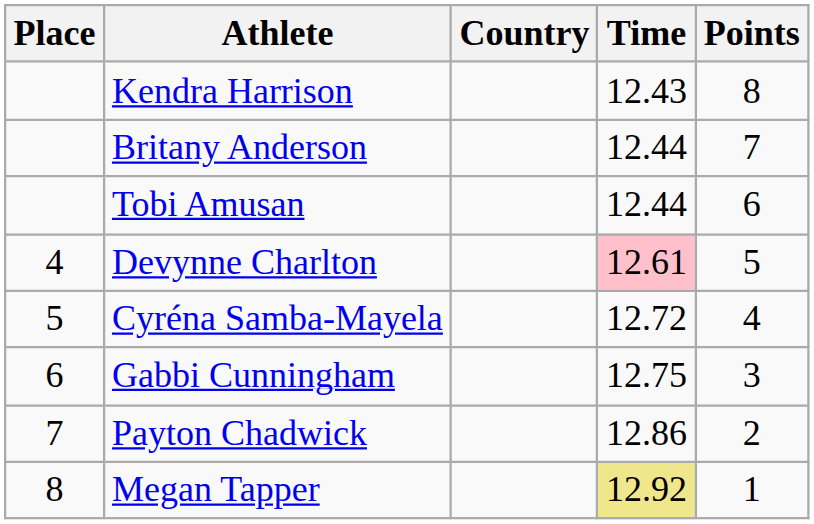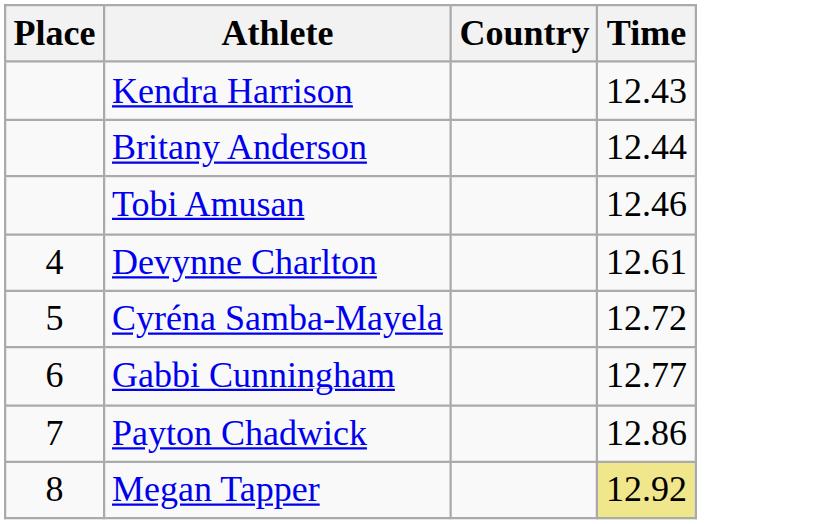- column: (752, 33)
(647, 204) 12.44 -> (647, 204) 12.46
(647, 261) pink background -> (647, 261) no background
(647, 375) 12.75 -> (647, 375) 12.77
